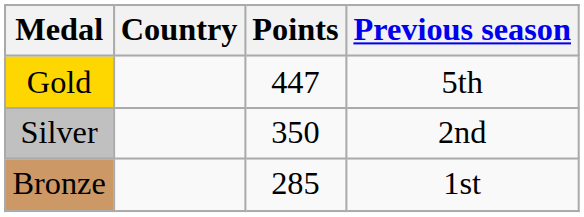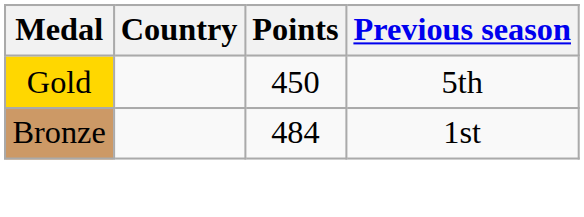(295, 81) 447 -> (295, 81) 450
- row: (59, 132)
(295, 183) 285 -> (295, 132) 484
